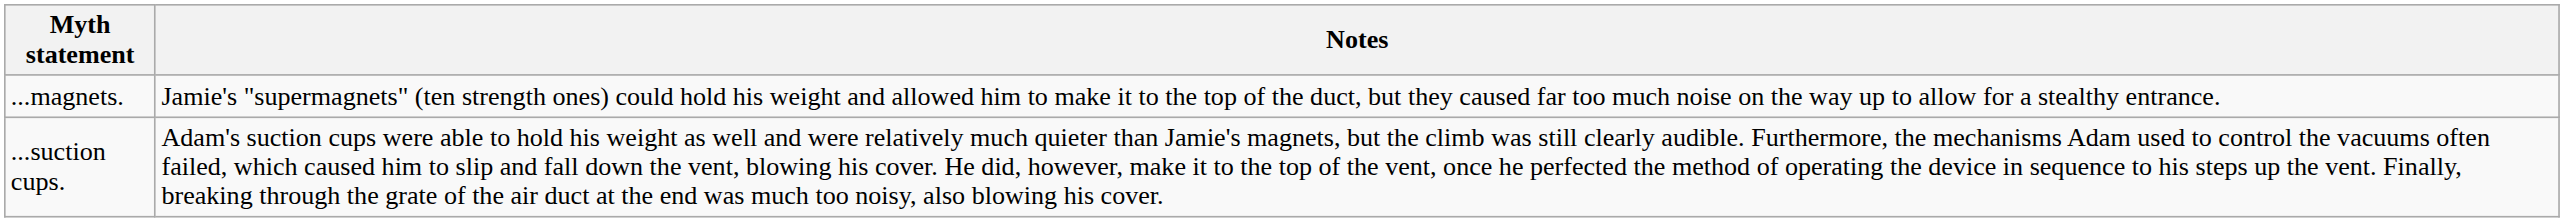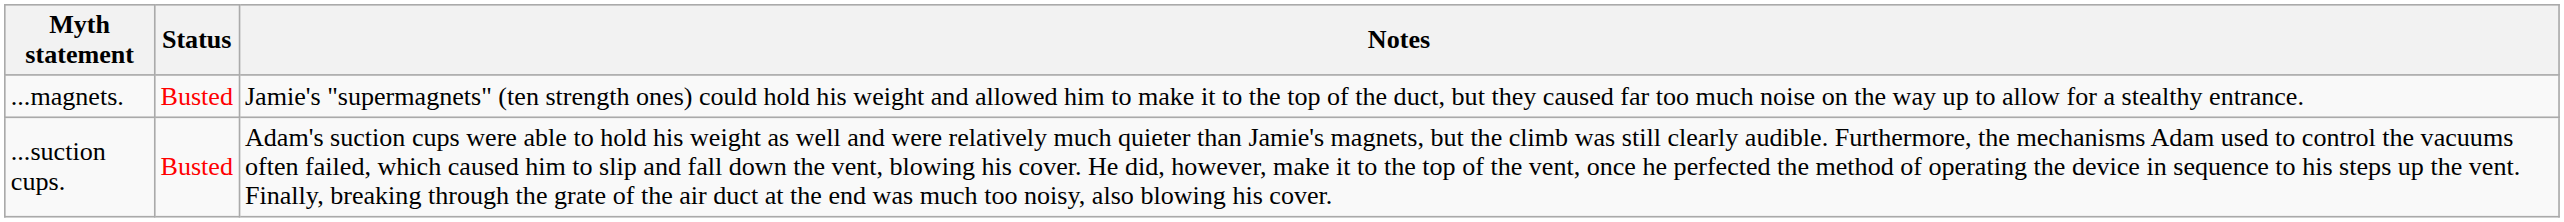+ column: (197, 39)
